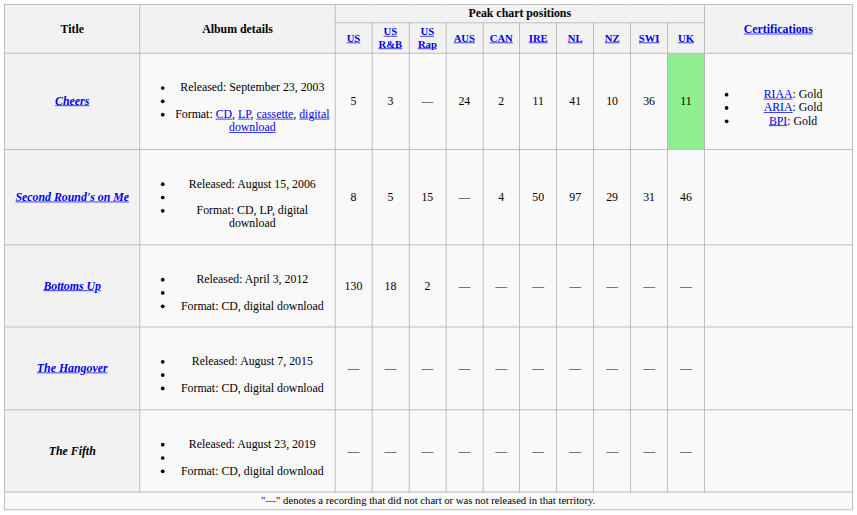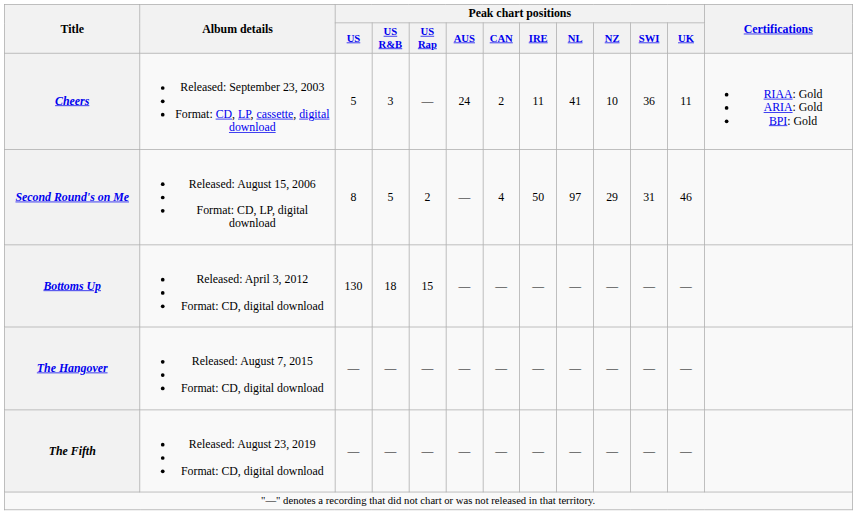(686, 101) lightgreen background -> (686, 101) no background
(427, 197) 15 -> (427, 197) 2
(427, 286) 2 -> (427, 286) 15
